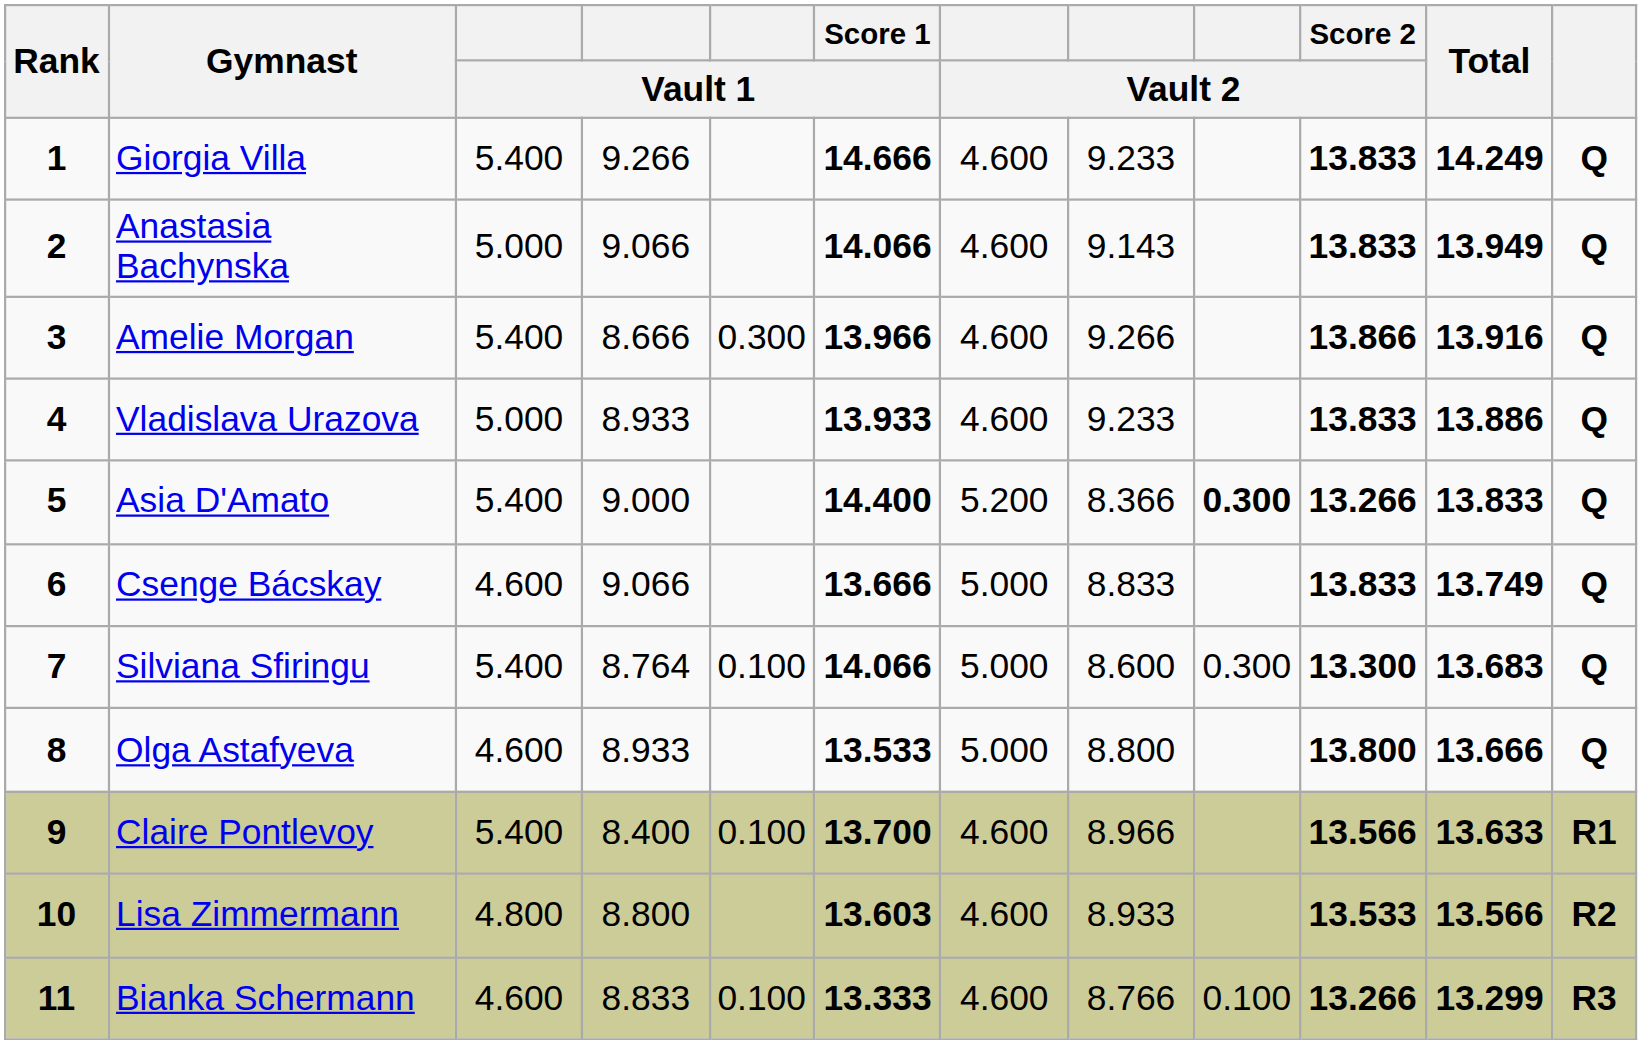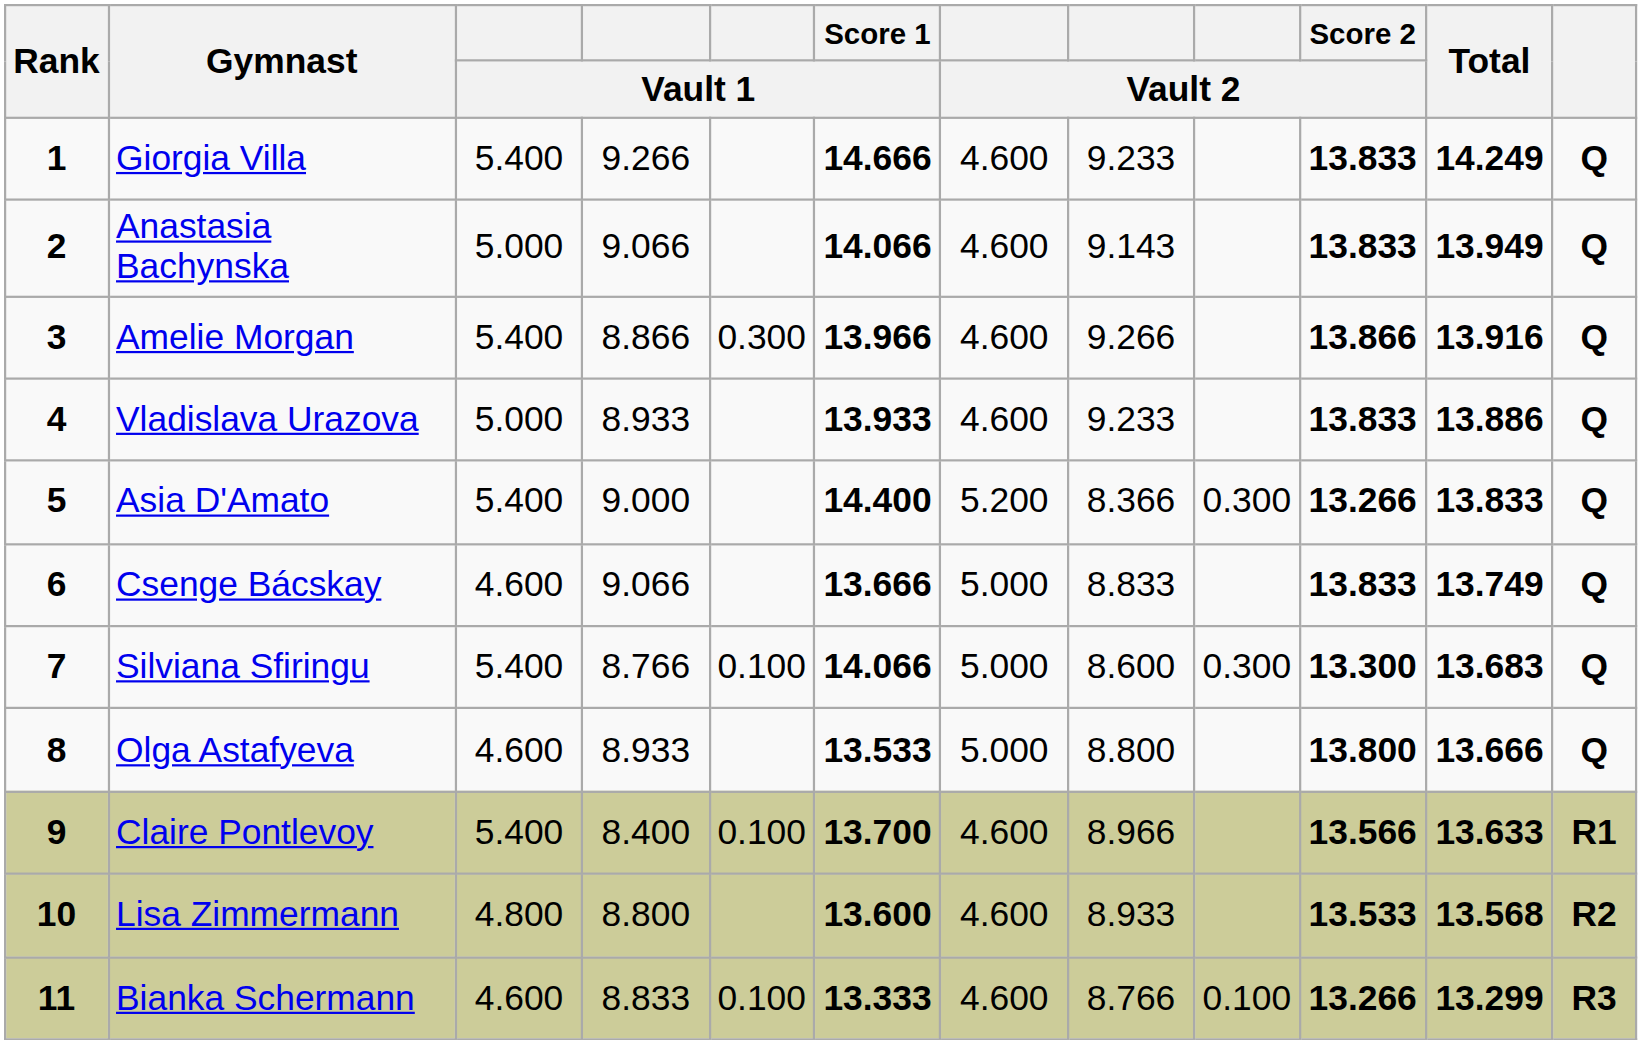(646, 336) 8.666 -> (646, 336) 8.866
(1247, 501) bold -> (1247, 501) normal
(646, 666) 8.764 -> (646, 666) 8.766
(877, 914) 13.603 -> (877, 914) 13.600
(1489, 914) 13.566 -> (1489, 914) 13.568
